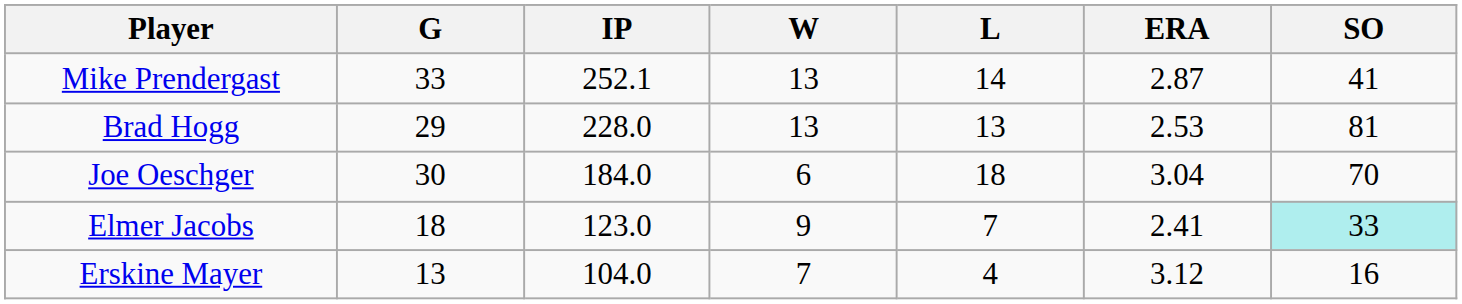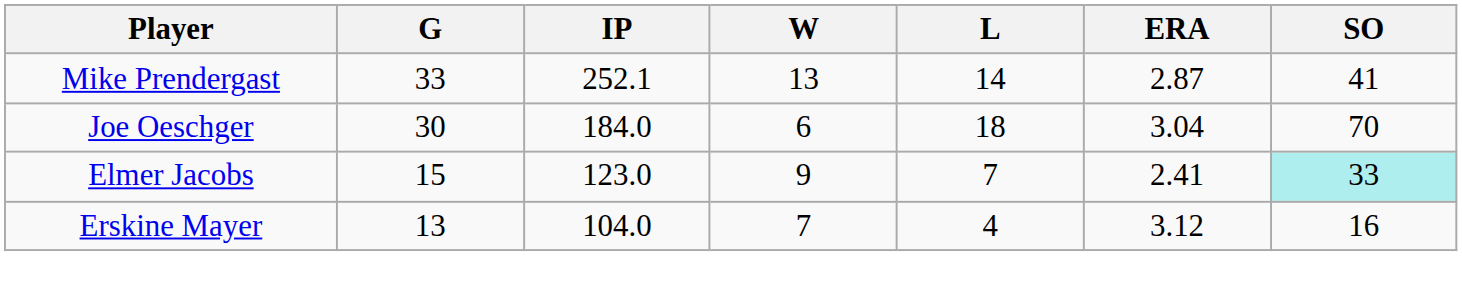- row: (171, 126)
(430, 224) 18 -> (430, 175) 15
